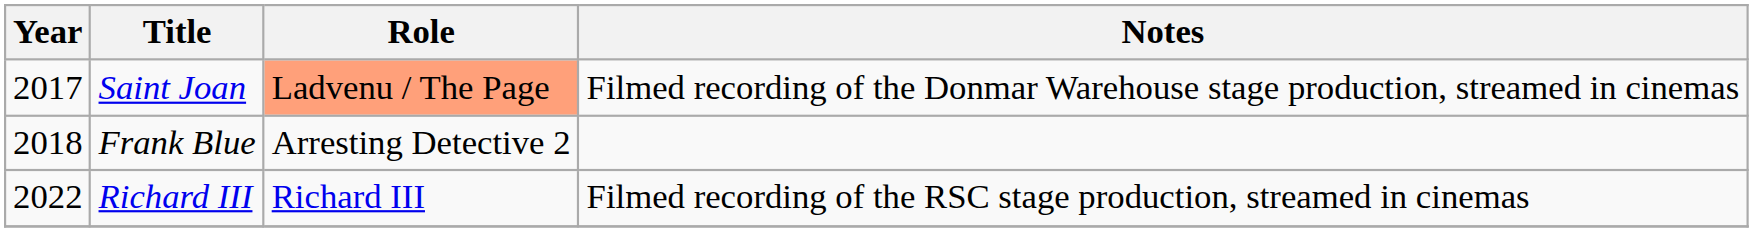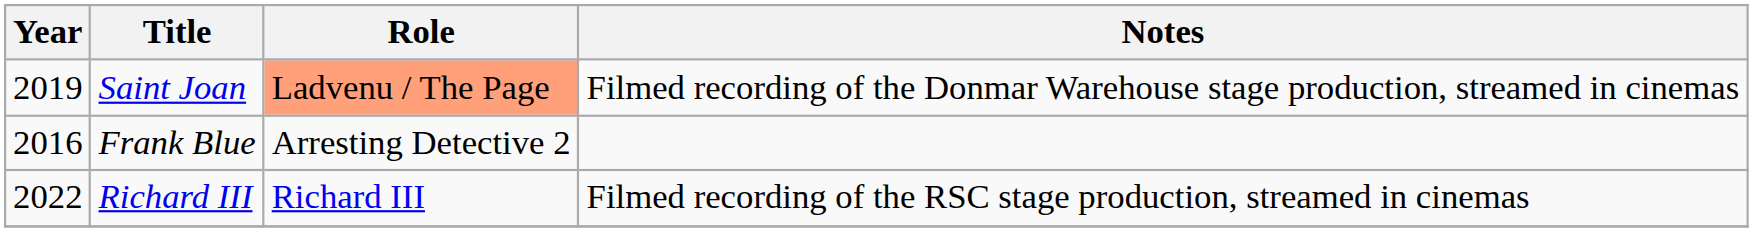(48, 87) 2017 -> (48, 87) 2019
(48, 142) 2018 -> (48, 142) 2016
